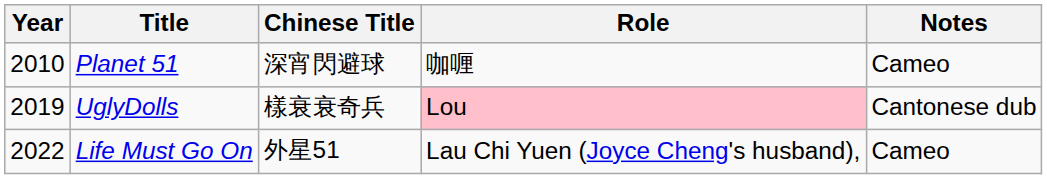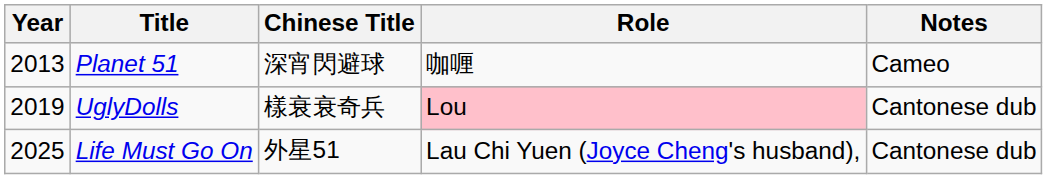(37, 64) 2010 -> (37, 64) 2013
(37, 150) 2022 -> (37, 150) 2025
(911, 150) Cameo -> (954, 150) Cantonese dub
